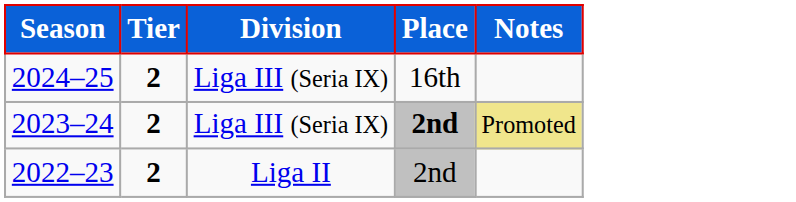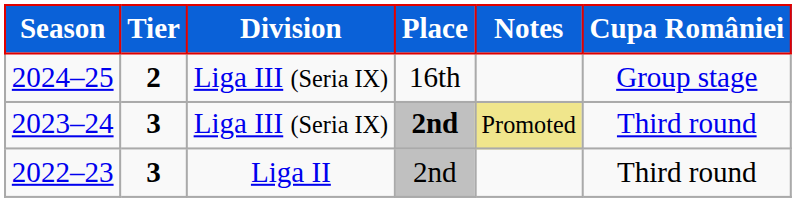+ column: (687, 28)
(154, 124) 2 -> (154, 124) 3
(154, 172) 2 -> (154, 172) 3
